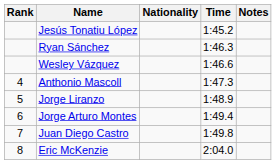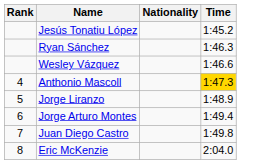- column: (254, 13)
(218, 82) no background -> (218, 82) gold background
